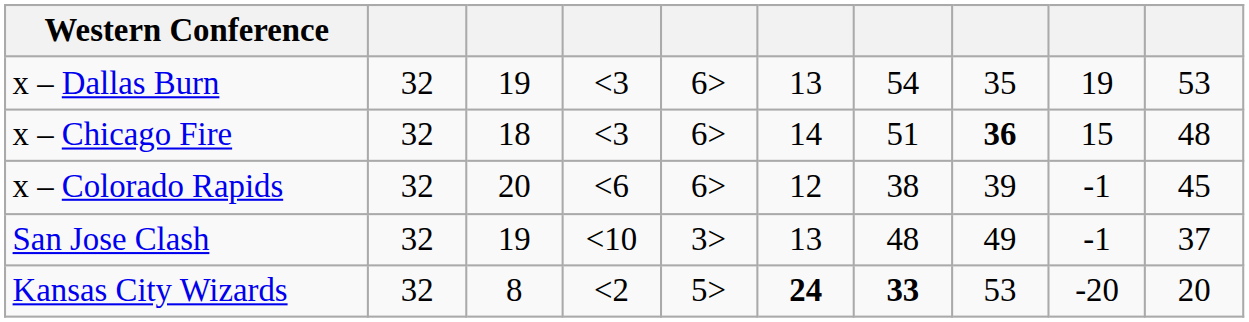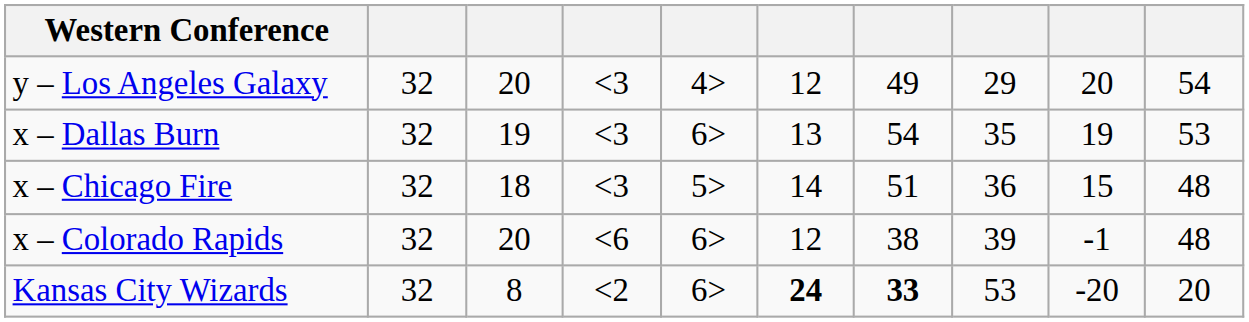+ row: (170, 82)
(709, 134) 6> -> (709, 186) 5>
(1000, 134) bold -> (1000, 186) normal
(1194, 186) 45 -> (1194, 238) 48
- row: (111, 238)
(709, 290) 5> -> (709, 290) 6>
